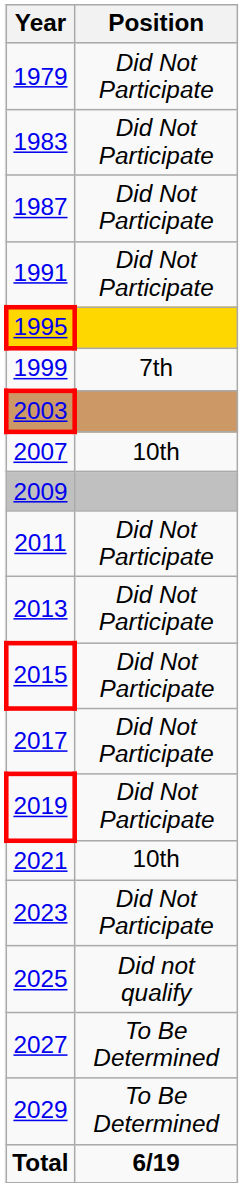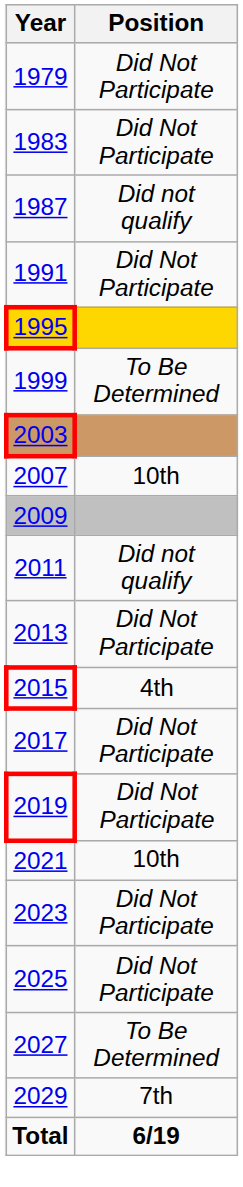(156, 207) Did Not Participate -> (156, 207) Did not qualify
(156, 369) 7th -> (156, 381) To Be Determined
(156, 543) Did Not Participate -> (156, 567) Did not qualify
(157, 675) Did Not Participate -> (157, 687) 4th
(156, 978) Did not qualify -> (156, 978) Did Not Participate
(156, 1110) To Be Determined -> (156, 1097) 7th
